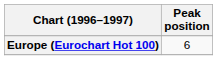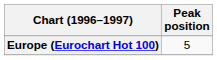(187, 45) 6 -> (187, 45) 5
